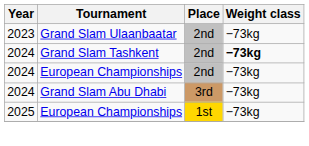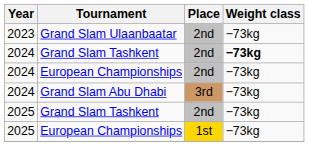+ row: (21, 111)
